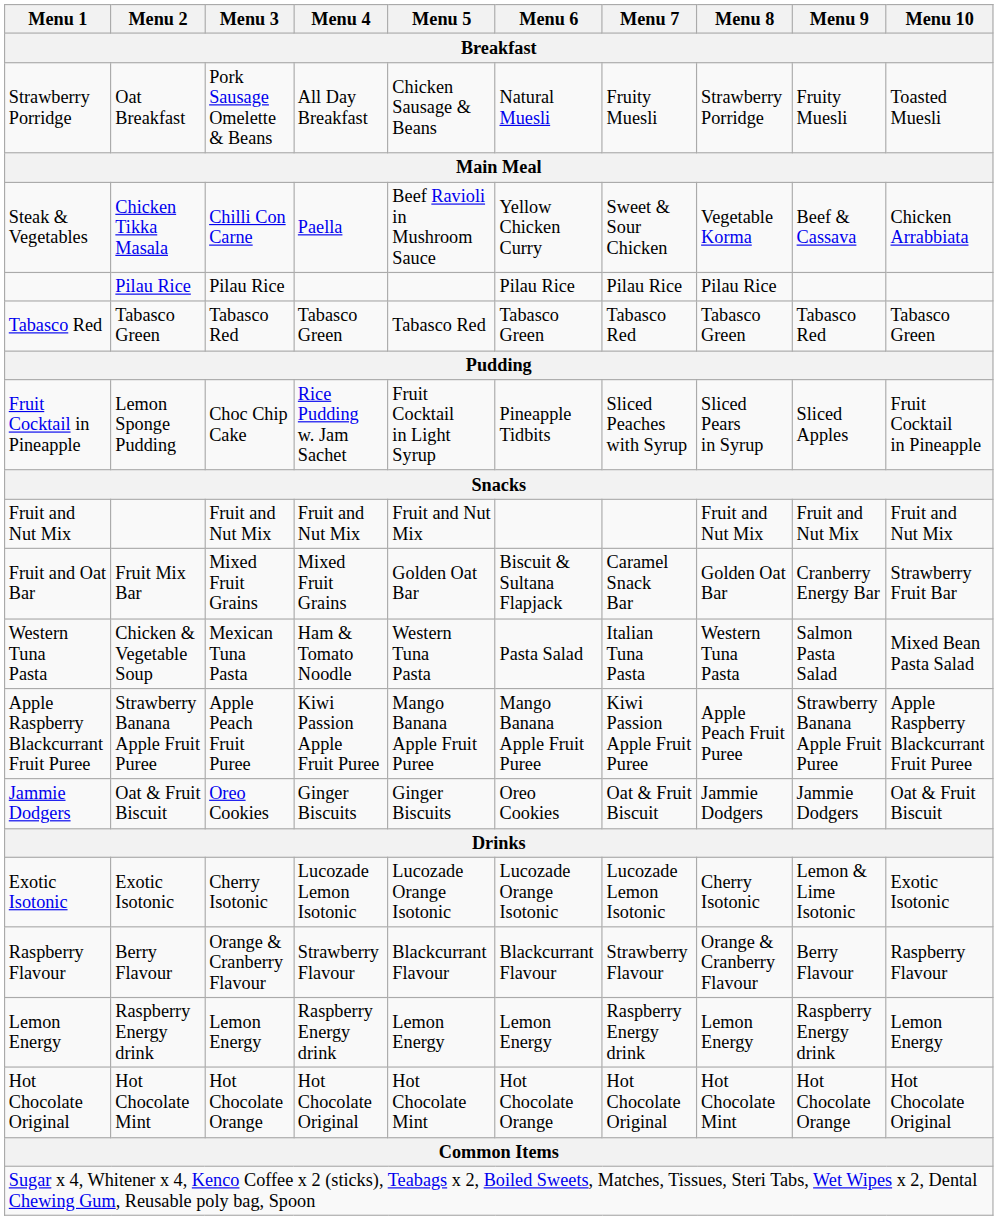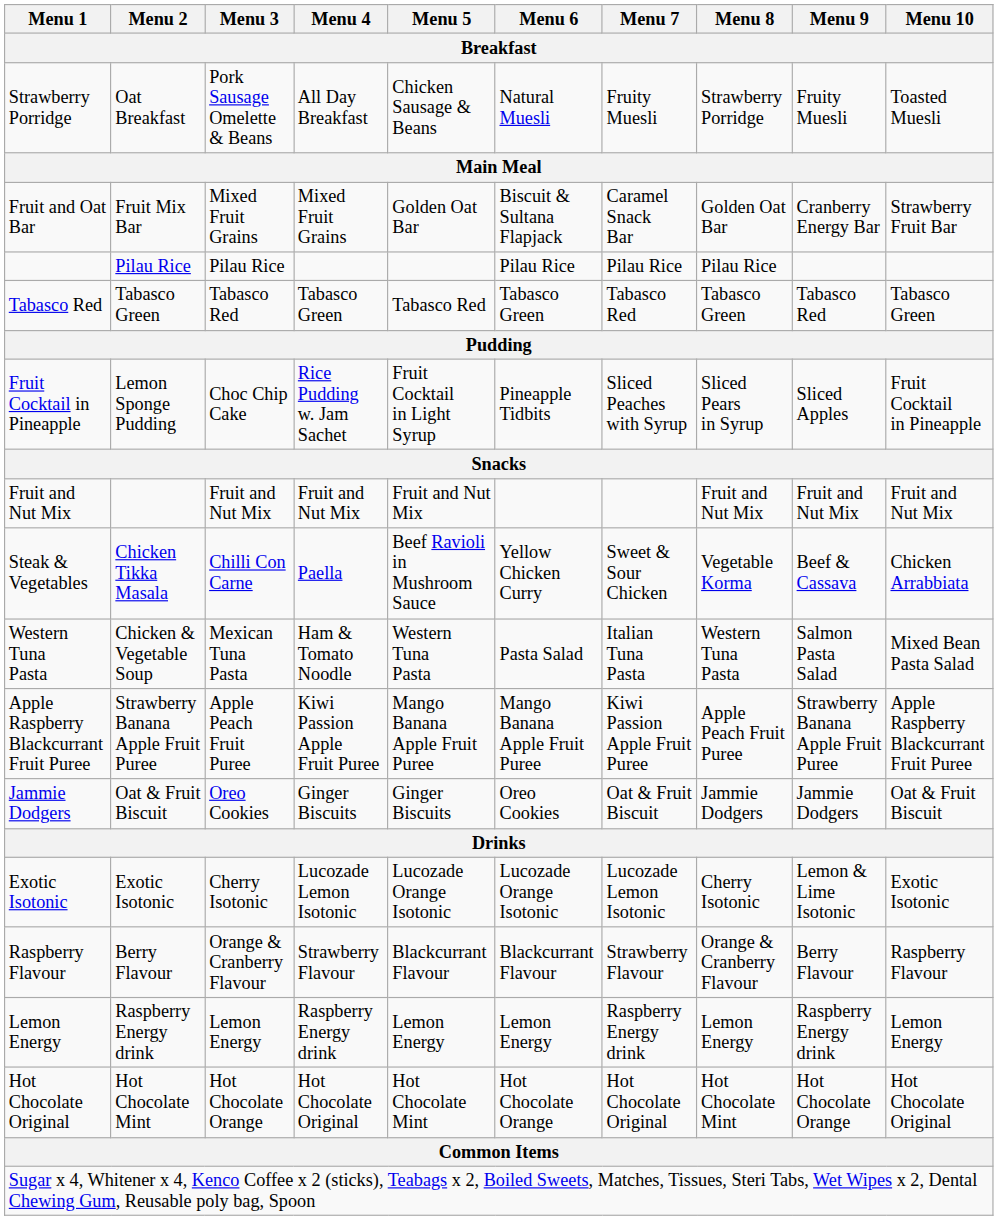rows swapped: (48, 227) <-> (57, 583)
